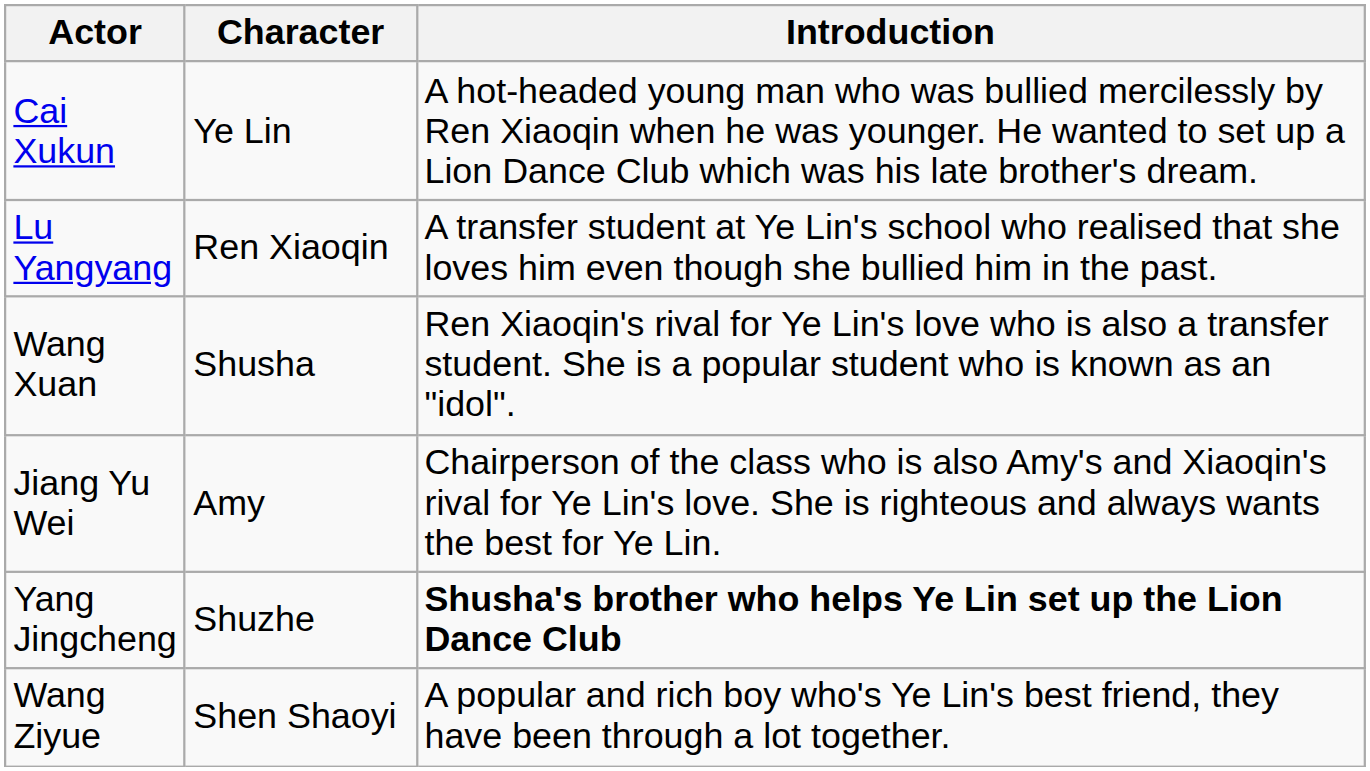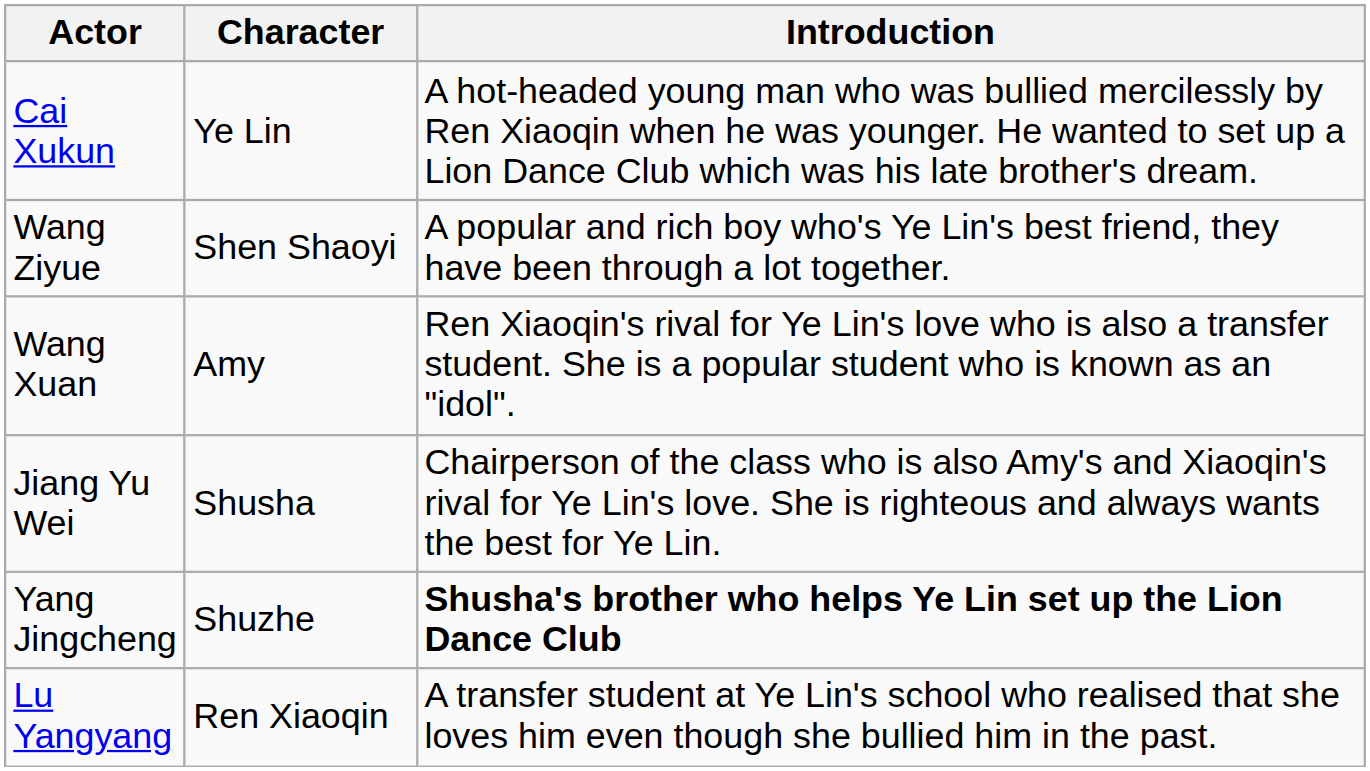rows swapped: (93, 247) <-> (60, 716)
(254, 364) Shusha -> (229, 364) Amy
(229, 502) Amy -> (254, 502) Shusha
